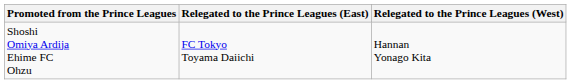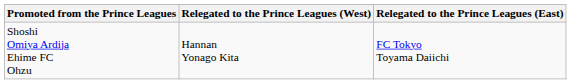columns swapped: (275, 13) <-> (469, 13)
